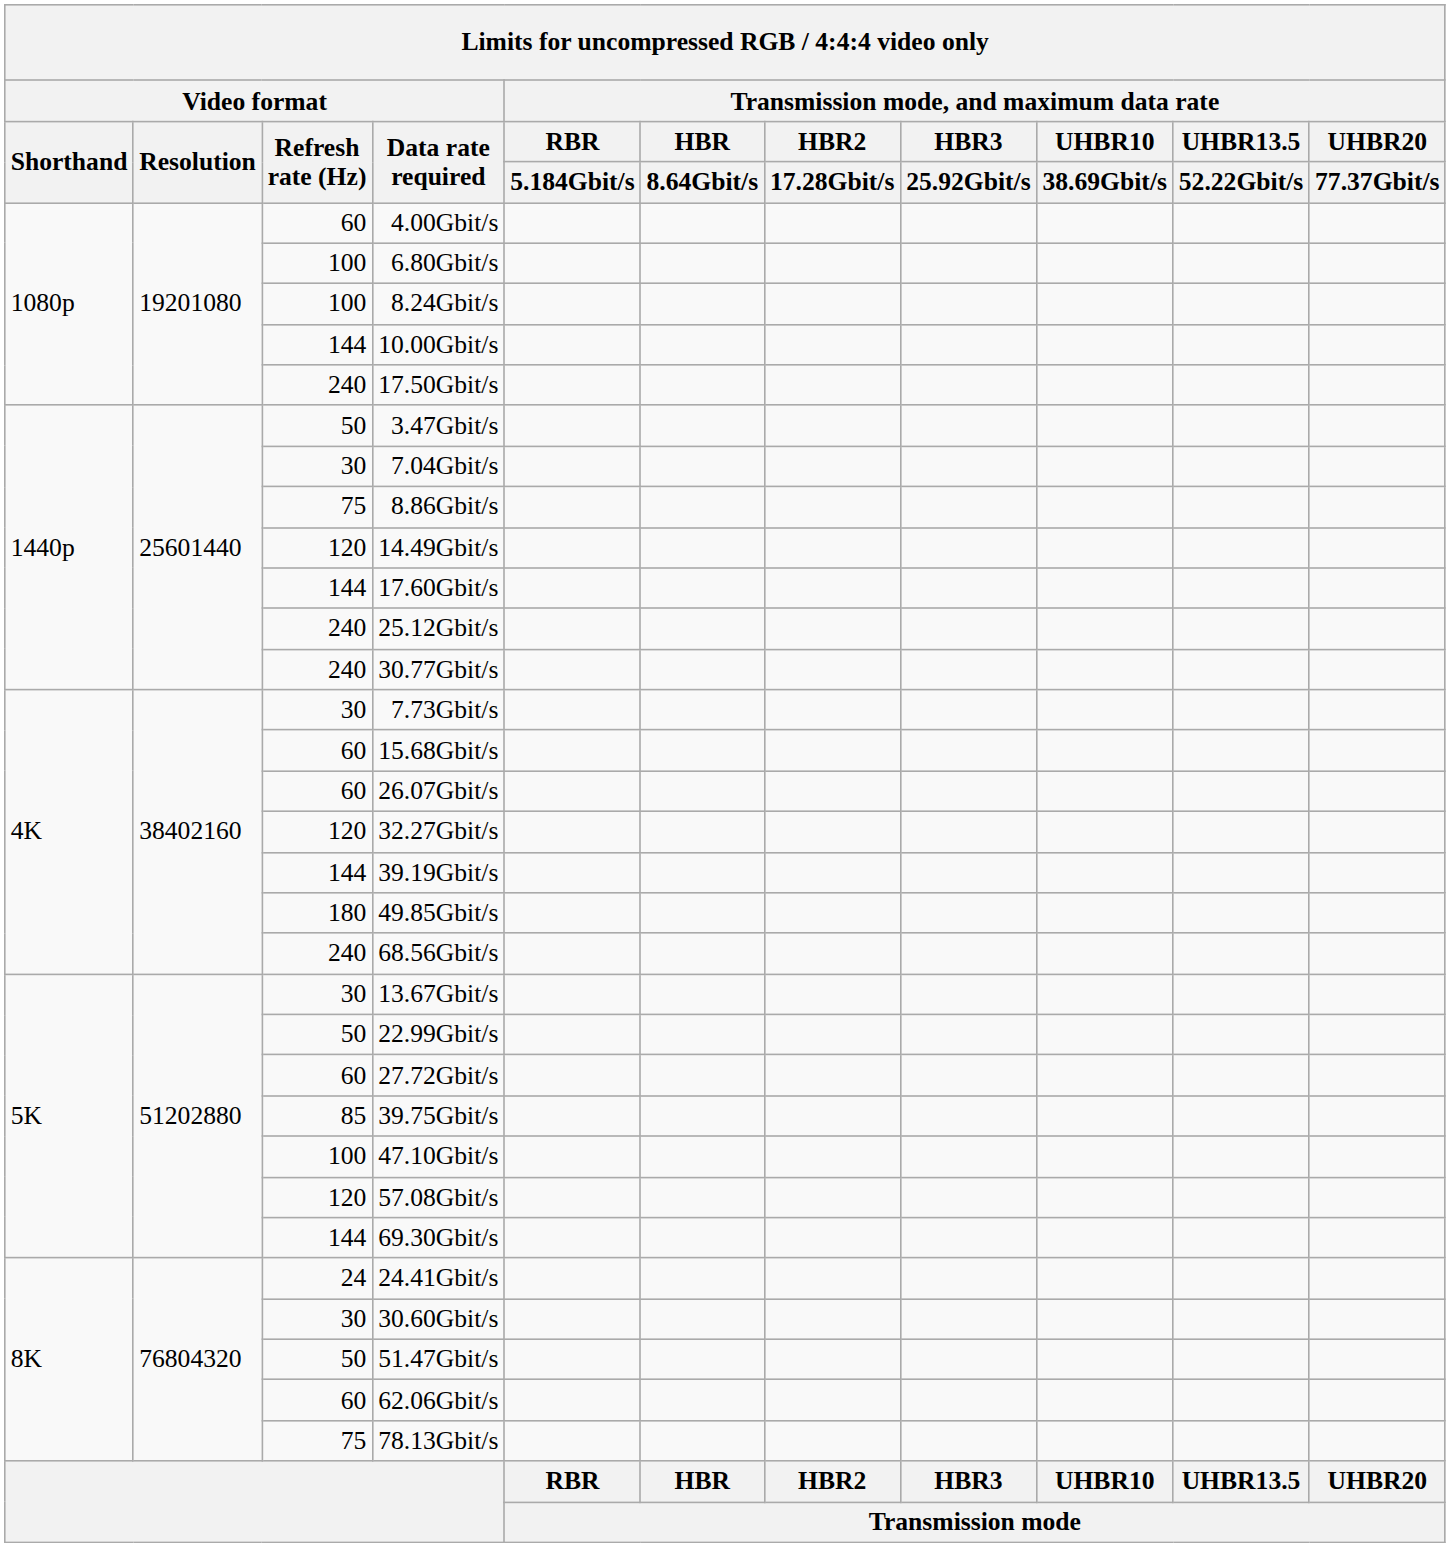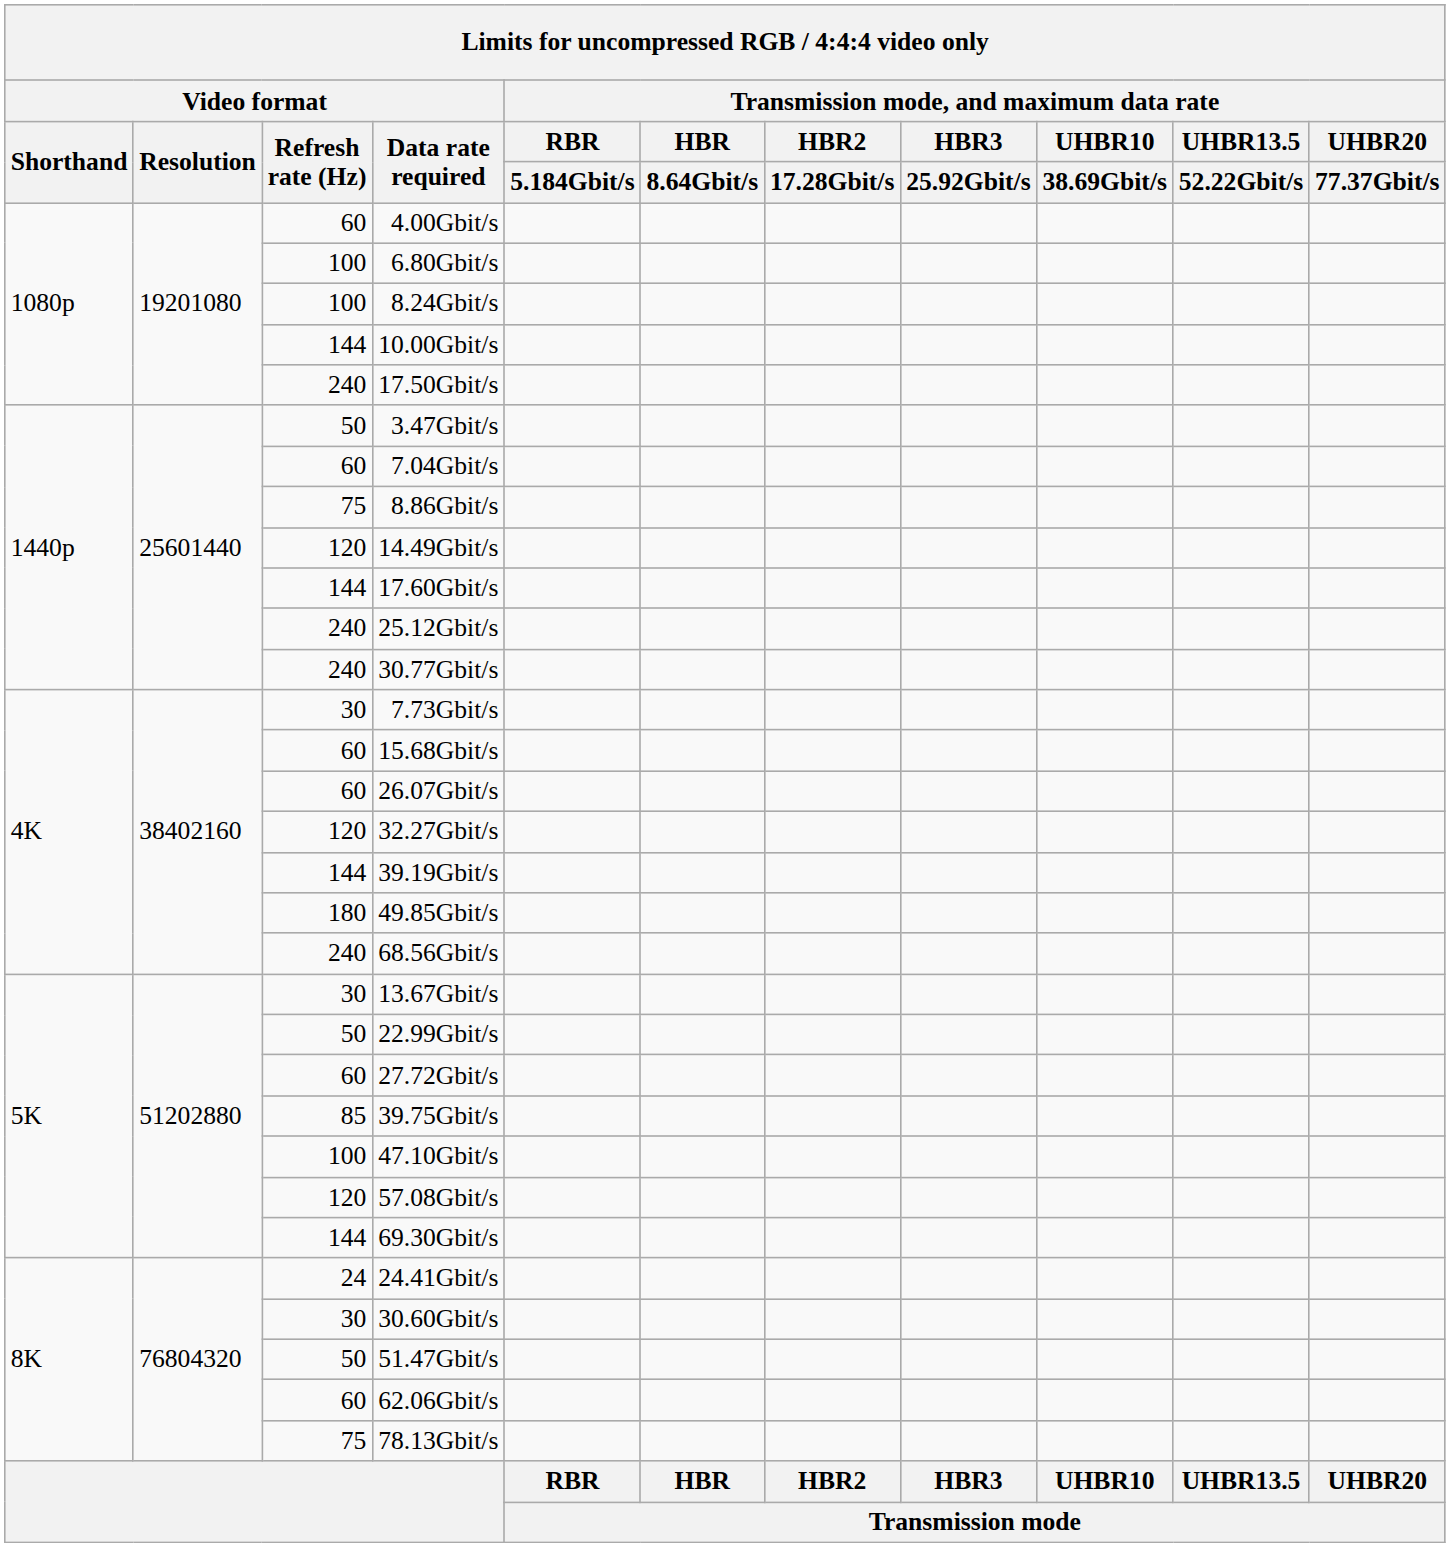(354, 466) 30 -> (354, 466) 60
